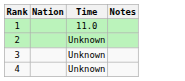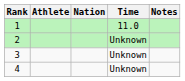+ column: (51, 12)
